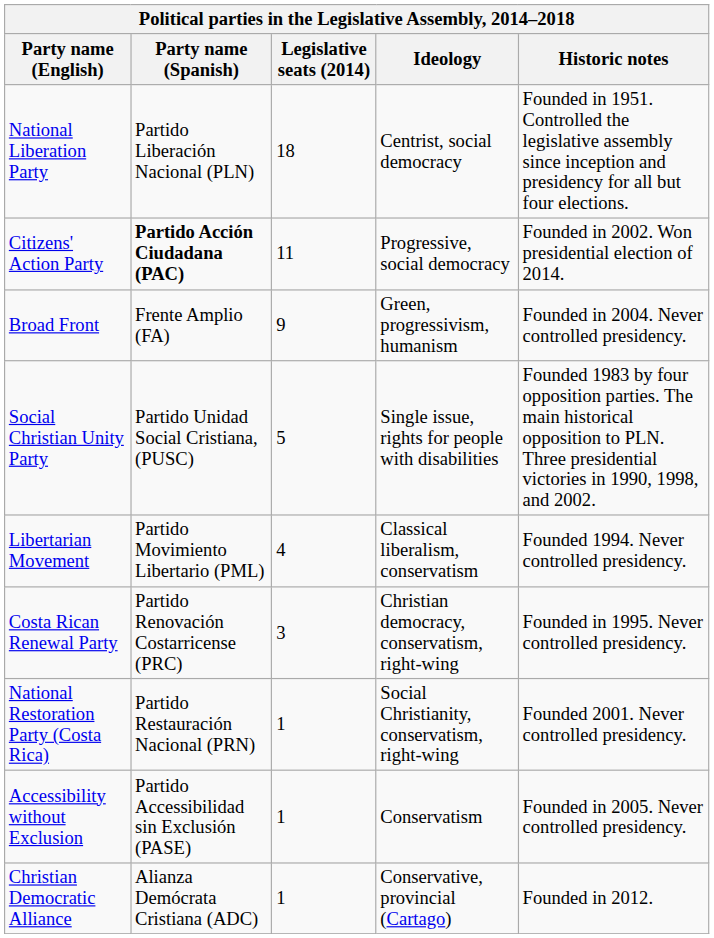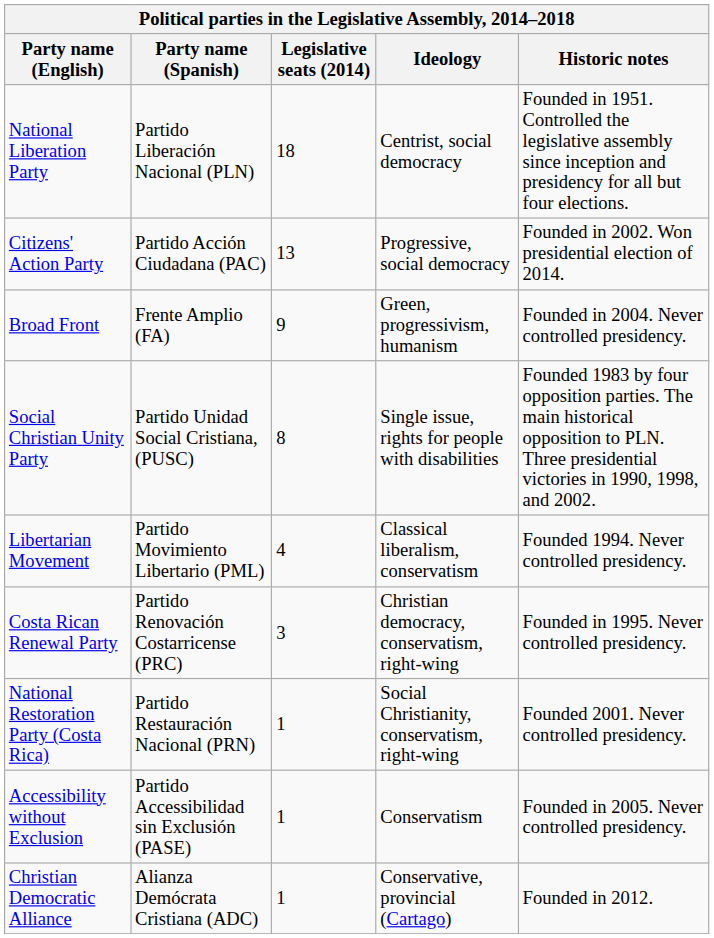(194, 253) bold -> (200, 253) normal
(285, 253) 11 -> (285, 253) 13
(281, 437) 5 -> (281, 437) 8
